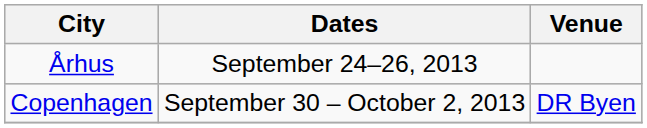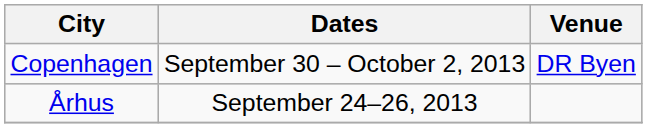rows swapped: (82, 63) <-> (82, 102)
